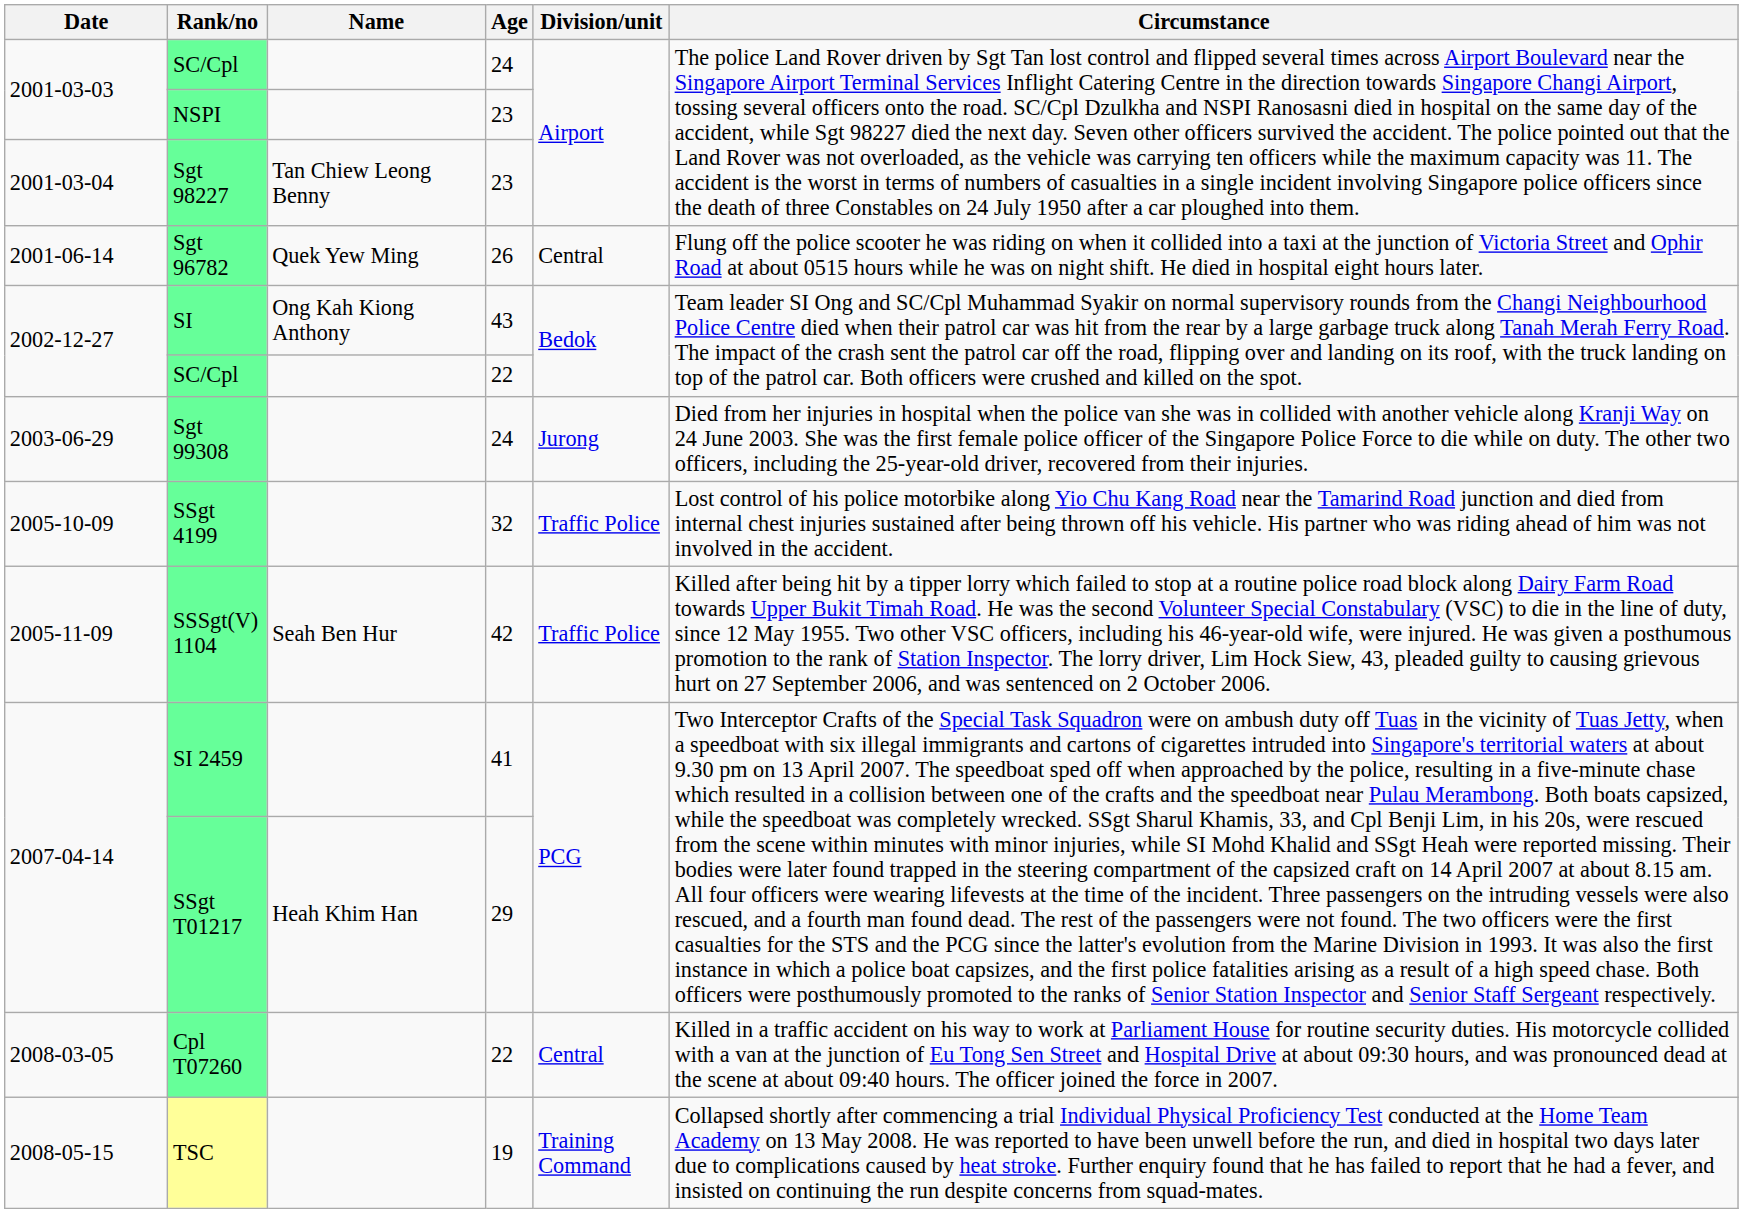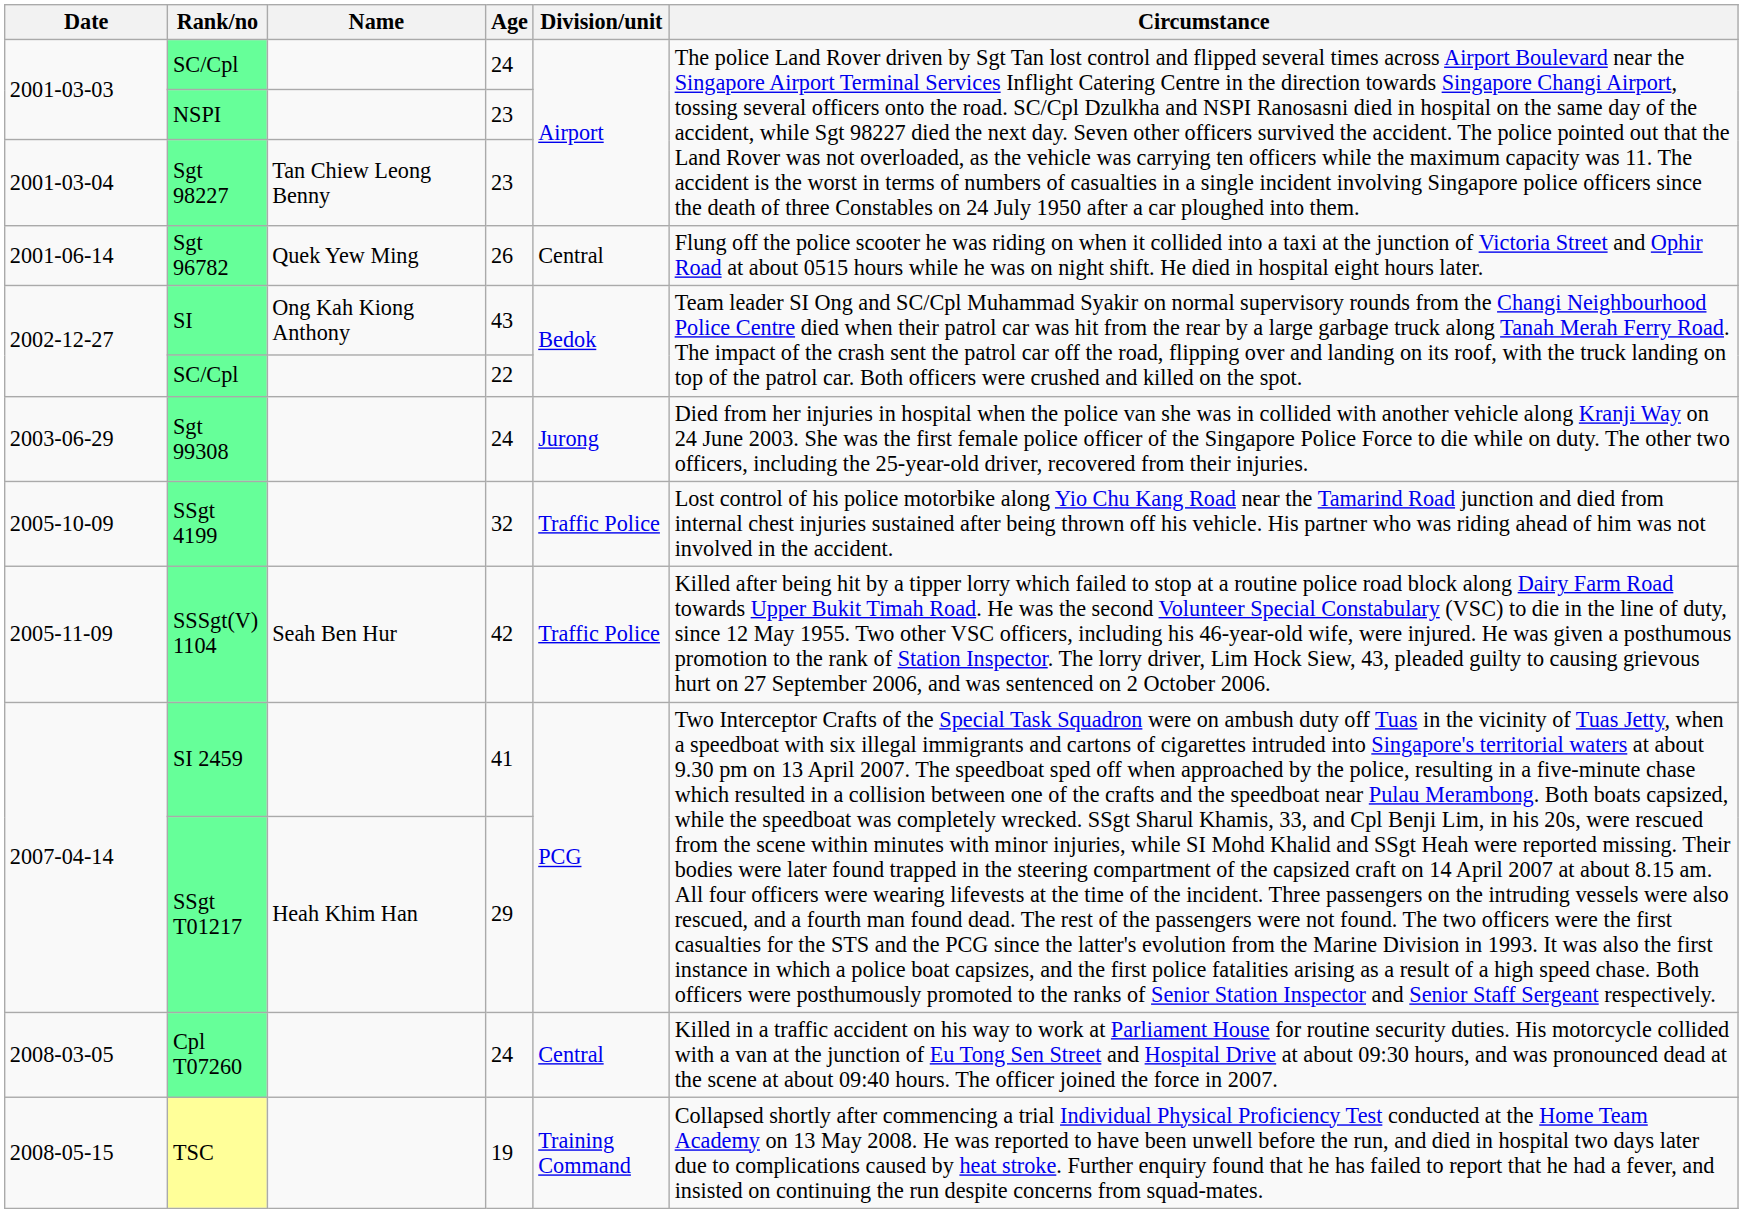(502, 1054) 22 -> (502, 1054) 24
